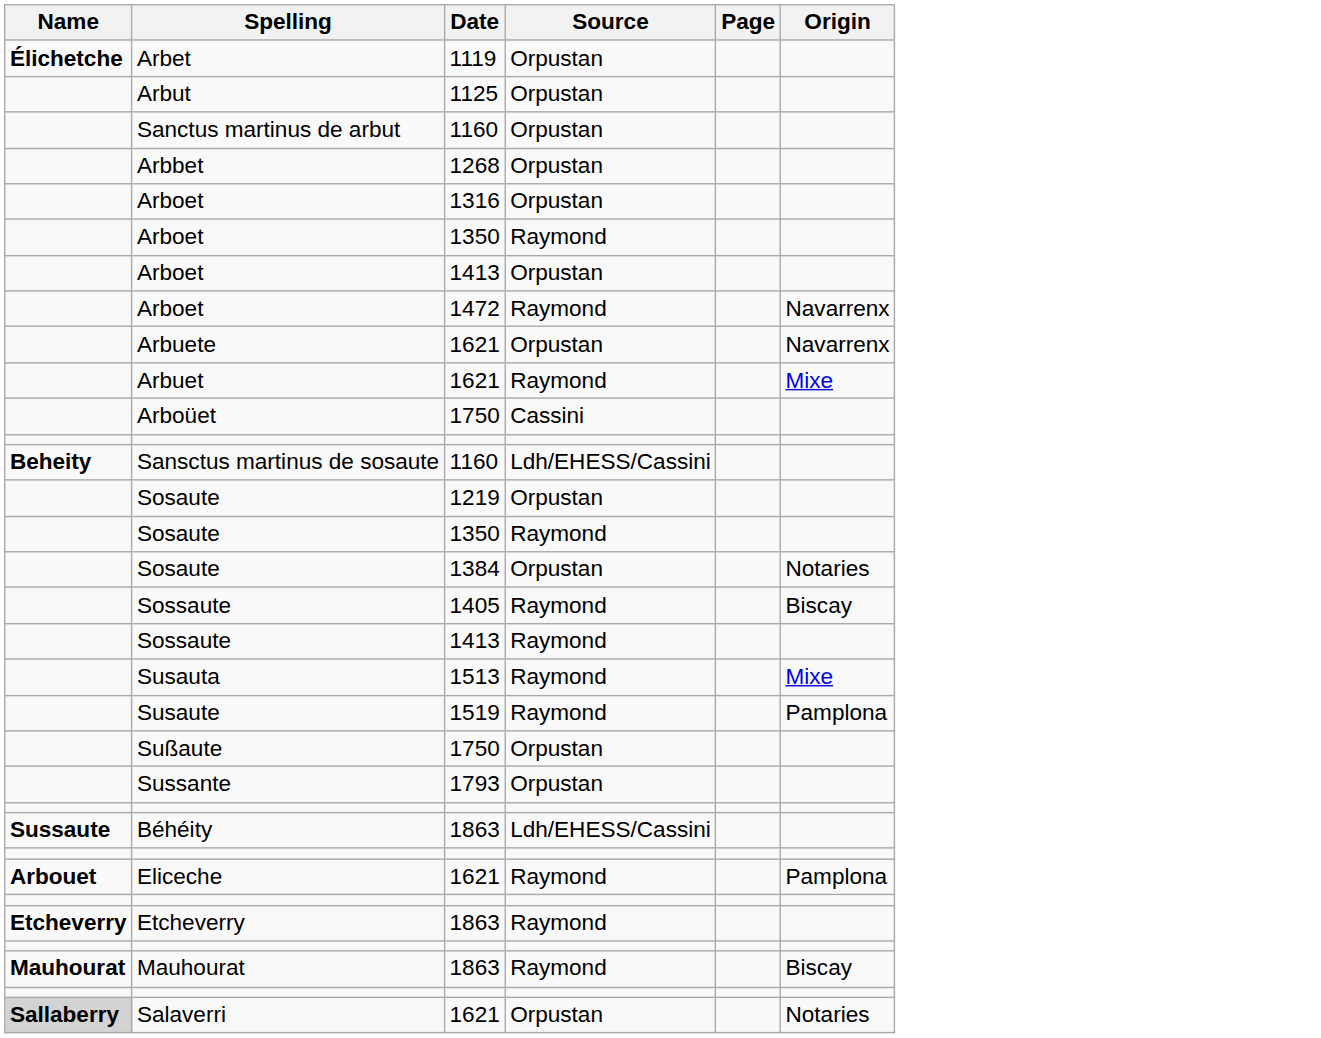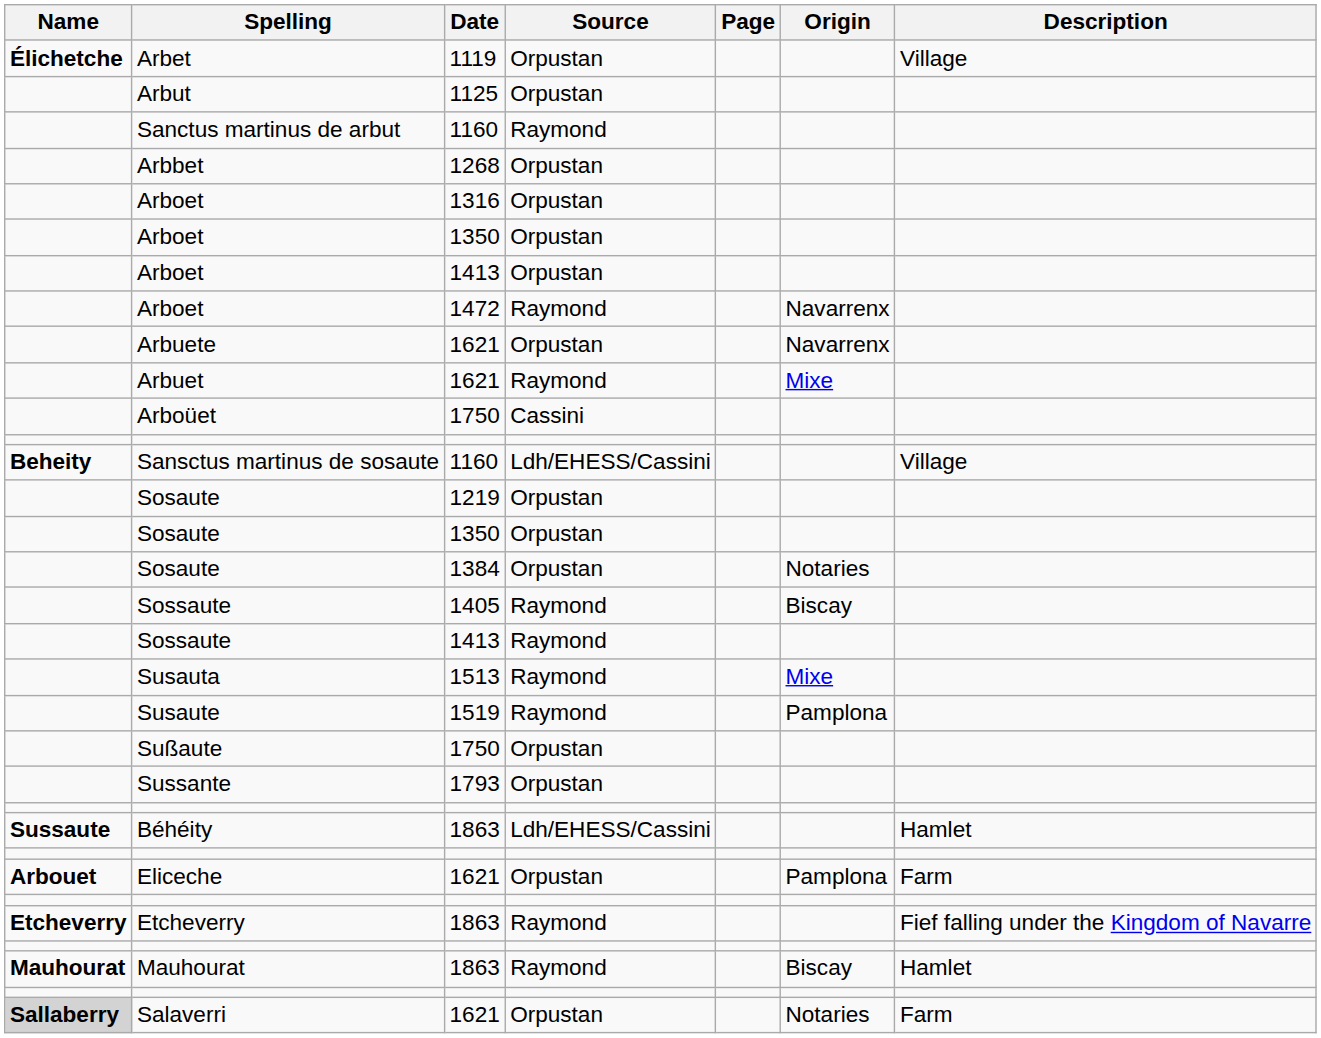+ column: (1106, 22)
(557, 129) Orpustan -> (558, 129) Raymond
(558, 237) Raymond -> (557, 237) Orpustan
(558, 533) Raymond -> (557, 533) Orpustan
(558, 876) Raymond -> (557, 876) Orpustan
